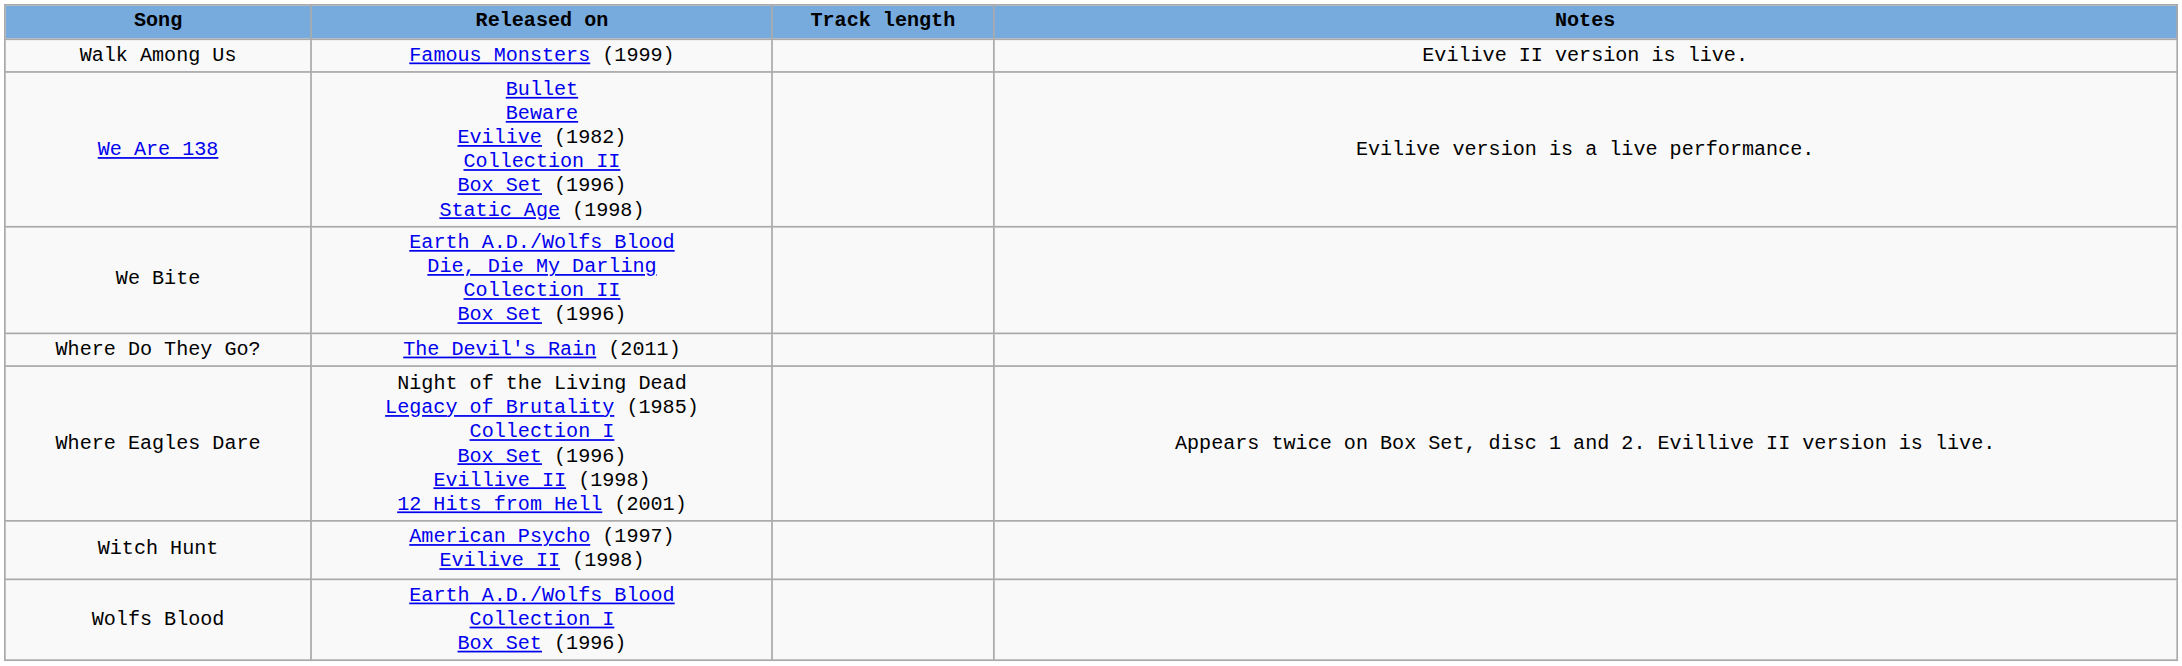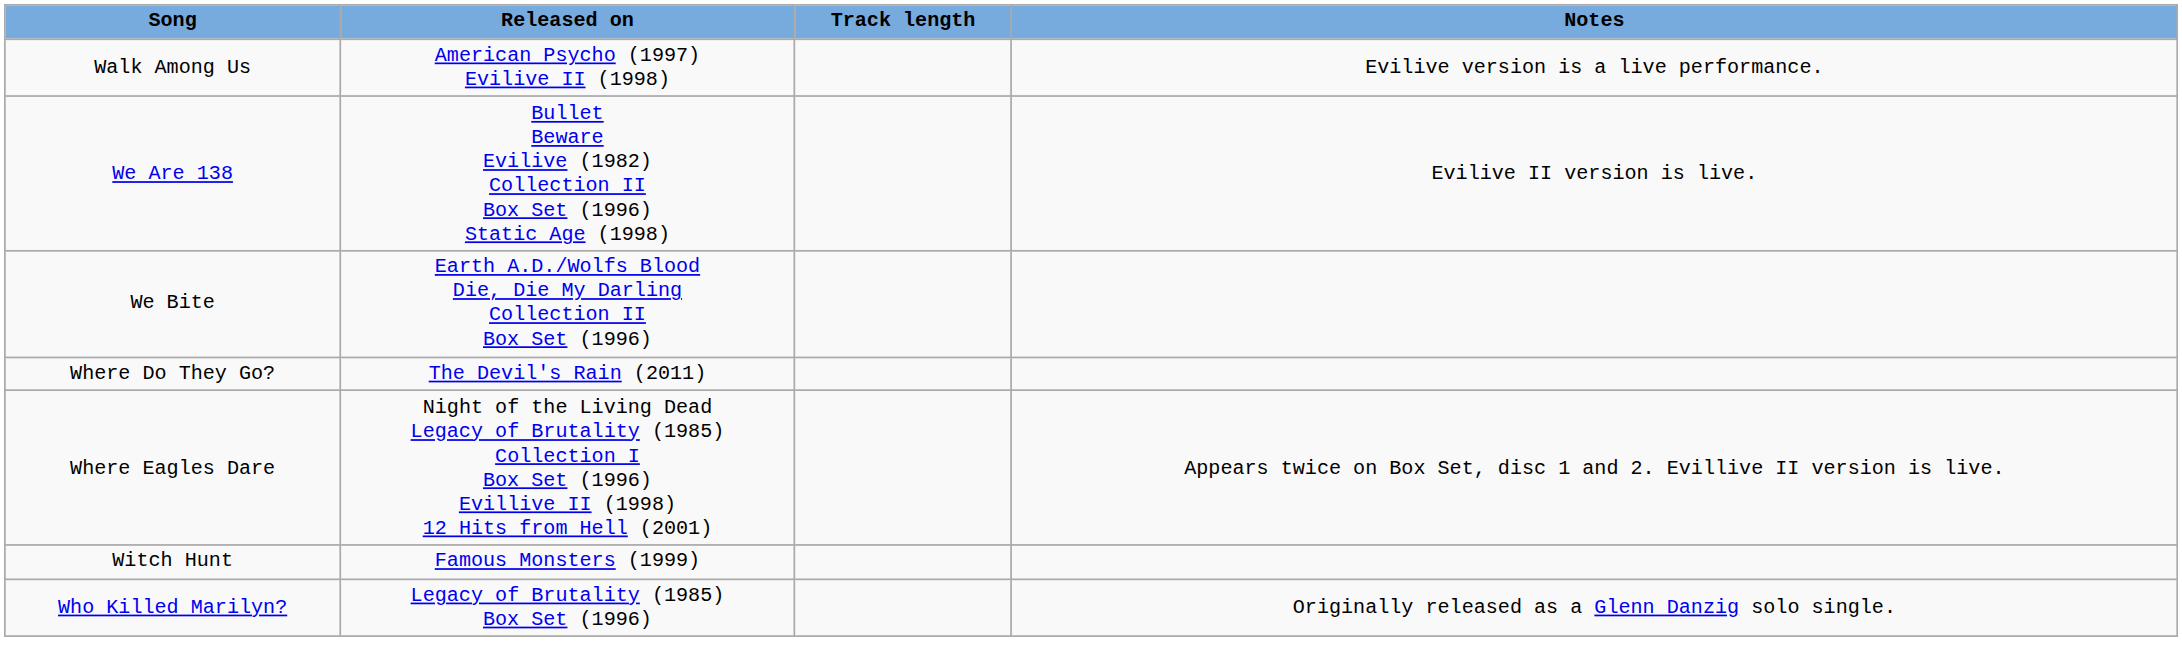(542, 56) Famous Monsters (1999) -> (567, 68) American Psycho (1997) Evilive II (1998)
(1585, 56) Evilive II version is live. -> (1594, 68) Evilive version is a live performance.
(1585, 150) Evilive version is a live performance. -> (1594, 174) Evilive II version is live.
(542, 550) American Psycho (1997) Evilive II (1998) -> (567, 562) Famous Monsters (1999)
+ row: (173, 608)
- row: (158, 620)
